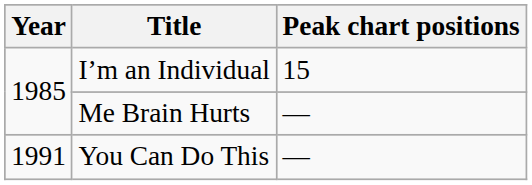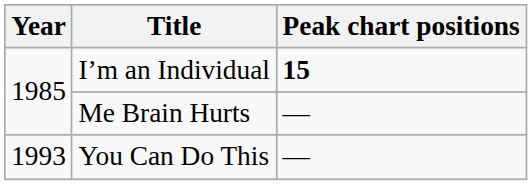(296, 69) normal -> (296, 69) bold
(39, 156) 1991 -> (39, 156) 1993
